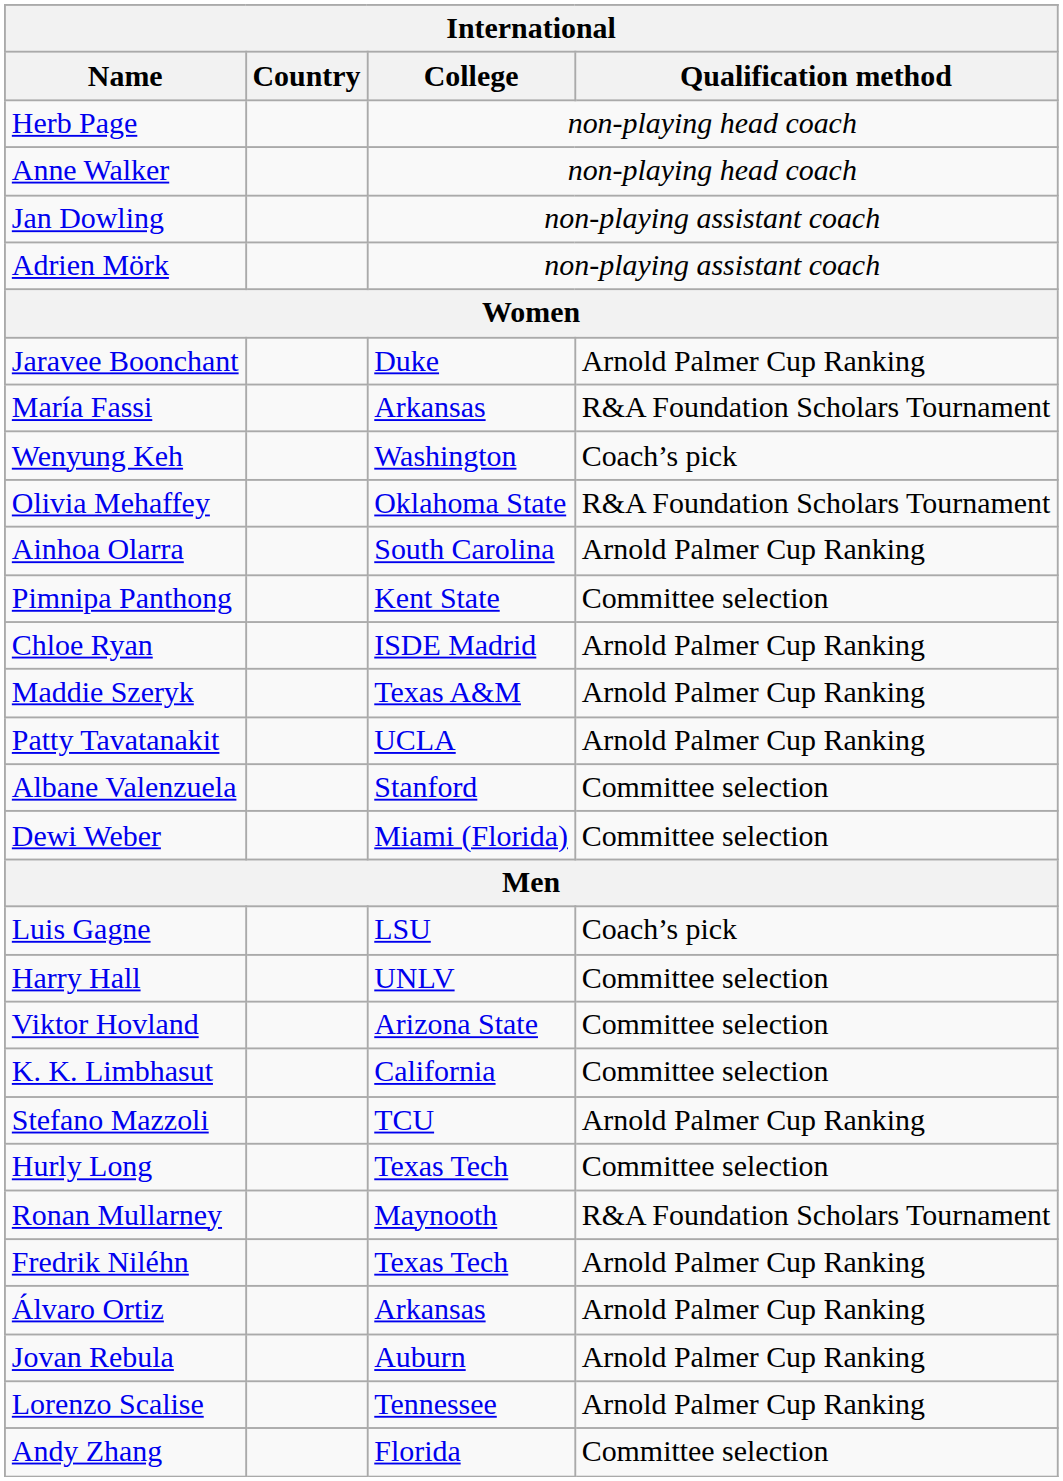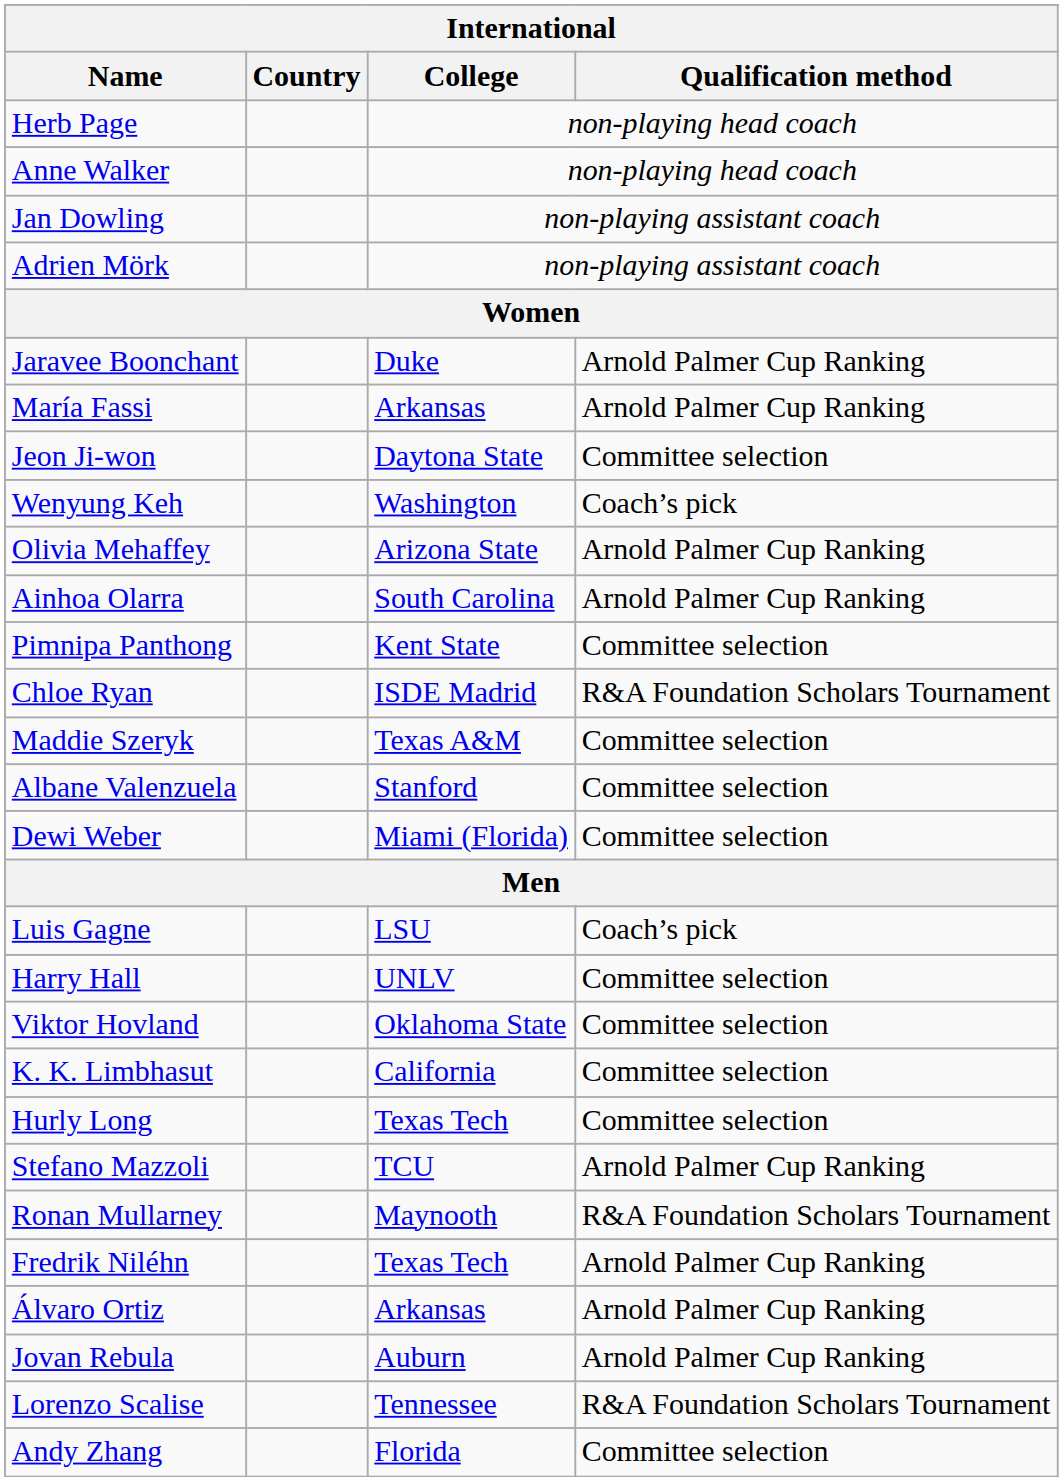(816, 407) R&A Foundation Scholars Tournament -> (753, 407) Arnold Palmer Cup Ranking
+ row: (84, 455)
(470, 502) Oklahoma State -> (456, 550) Arizona State
(816, 502) R&A Foundation Scholars Tournament -> (753, 550) Arnold Palmer Cup Ranking
(753, 645) Arnold Palmer Cup Ranking -> (816, 692) R&A Foundation Scholars Tournament
(753, 692) Arnold Palmer Cup Ranking -> (705, 739) Committee selection
- row: (116, 739)
(456, 1024) Arizona State -> (470, 1024) Oklahoma State
rows swapped: (82, 1167) <-> (110, 1119)
(753, 1404) Arnold Palmer Cup Ranking -> (816, 1404) R&A Foundation Scholars Tournament
